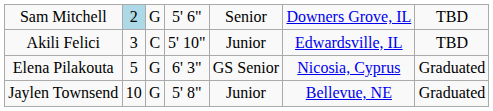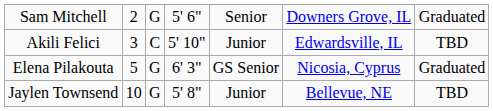(134, 17) lightblue background -> (134, 17) no background
(452, 17) TBD -> (452, 17) Graduated
(452, 93) Graduated -> (452, 93) TBD
